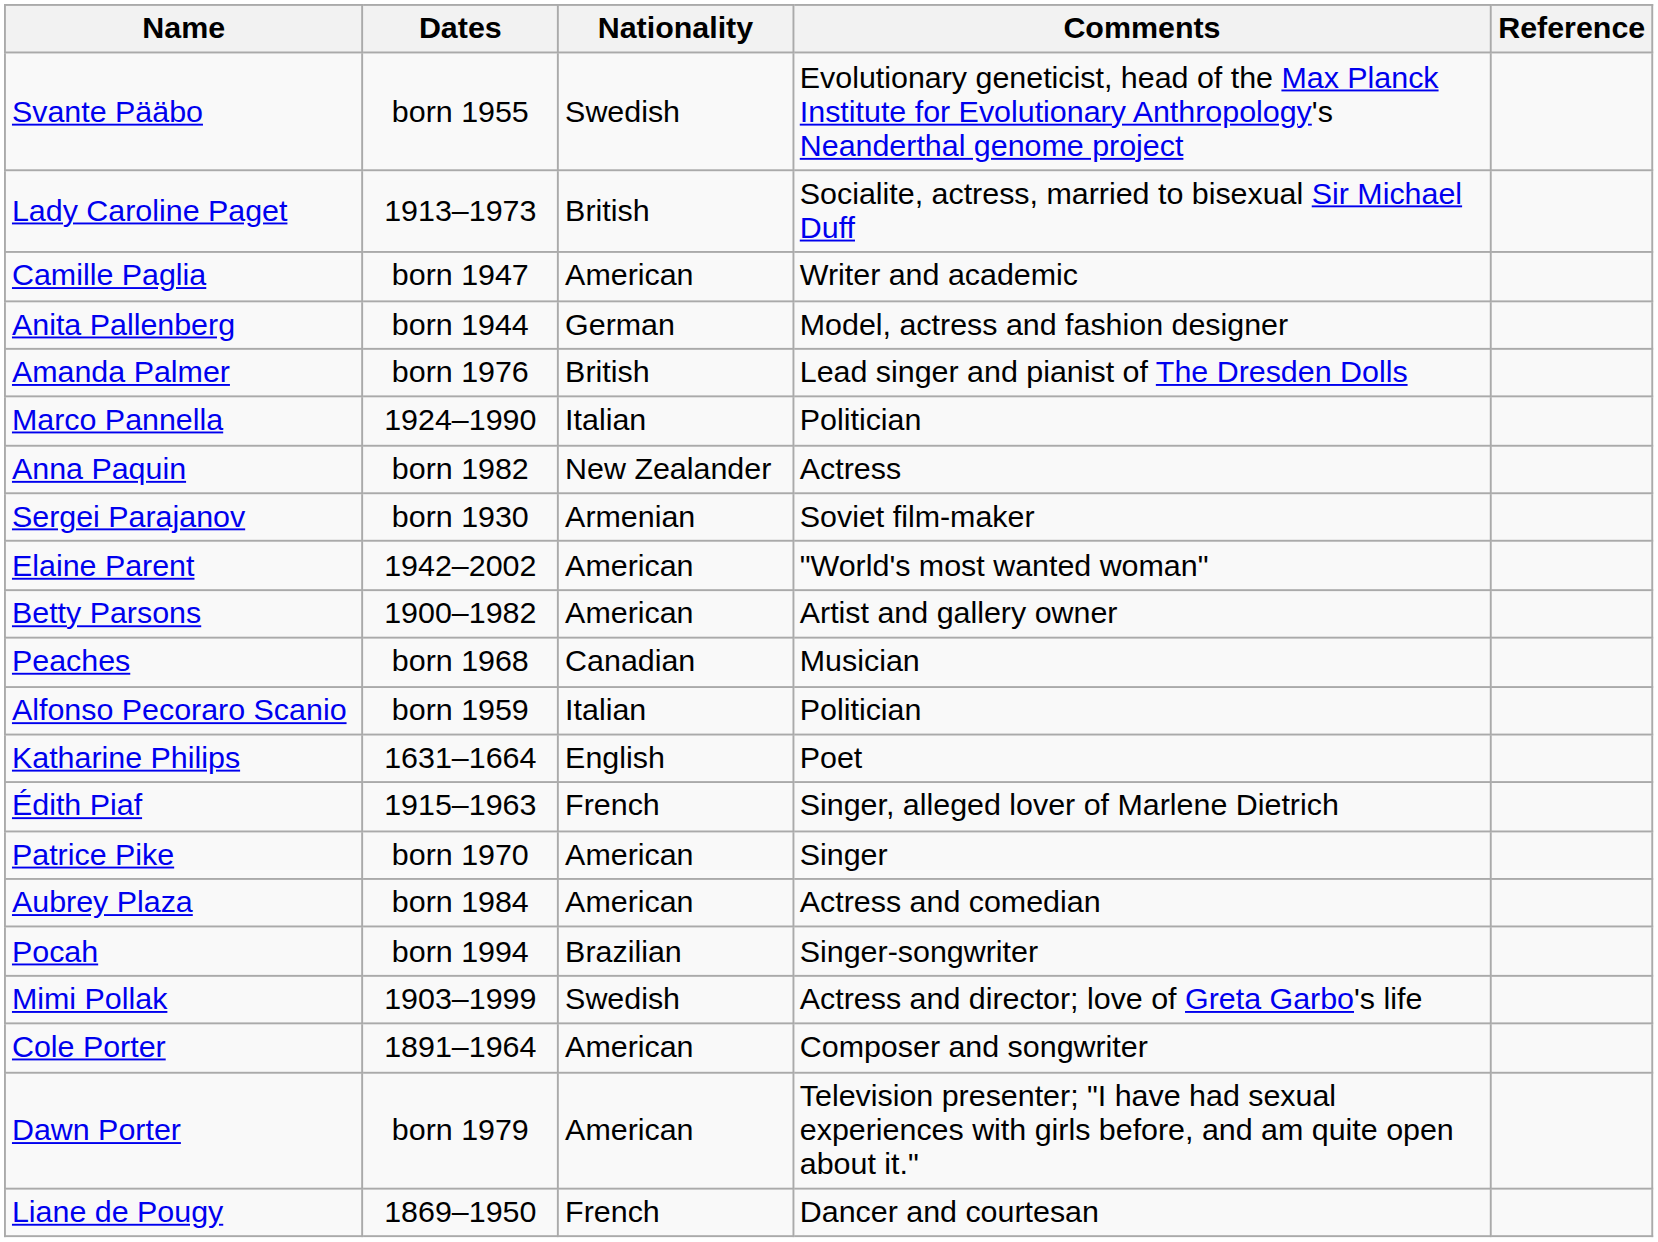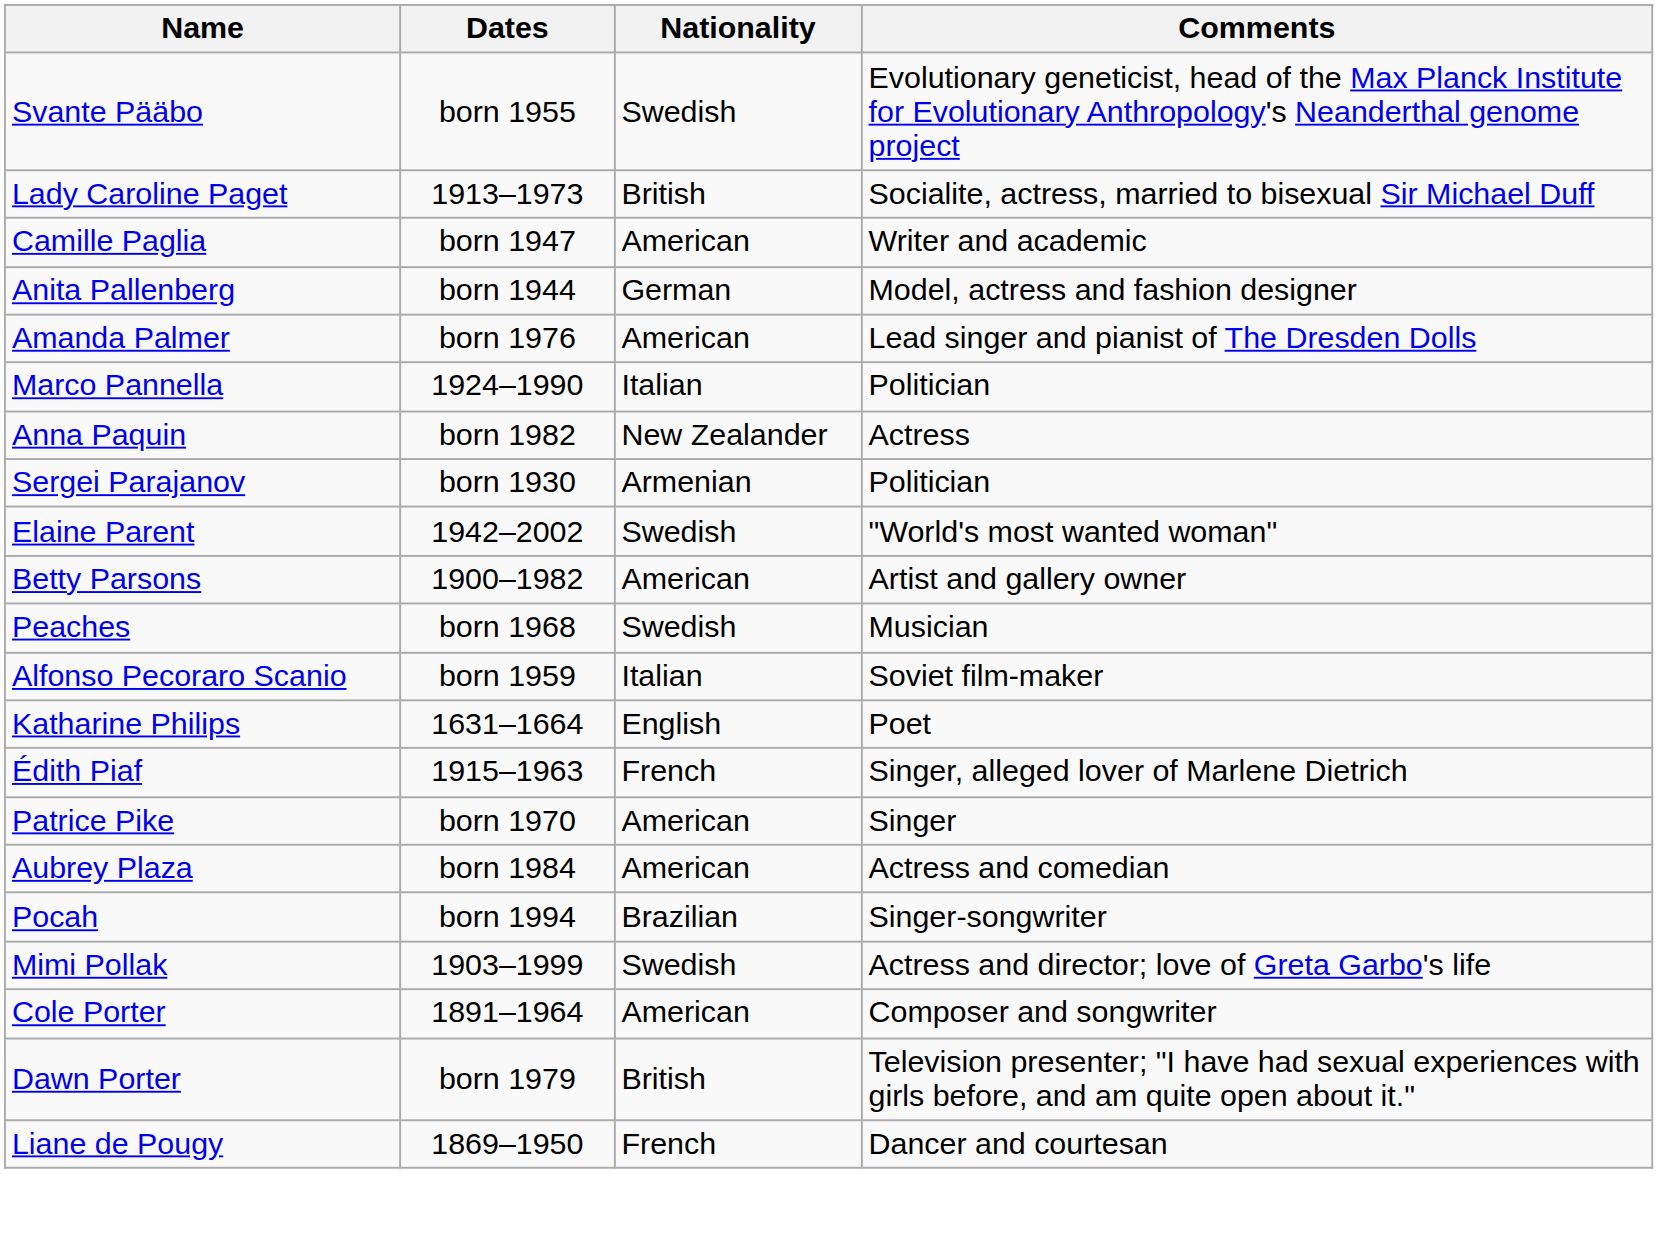- column: (1572, 28)
(607, 372) British -> (686, 338) American
(917, 516) Soviet film-maker -> (929, 482) Politician
(629, 565) American -> (679, 530) Swedish
(630, 661) Canadian -> (679, 627) Swedish
(861, 709) Politician -> (986, 675) Soviet film-maker
(629, 1129) American -> (664, 1078) British
